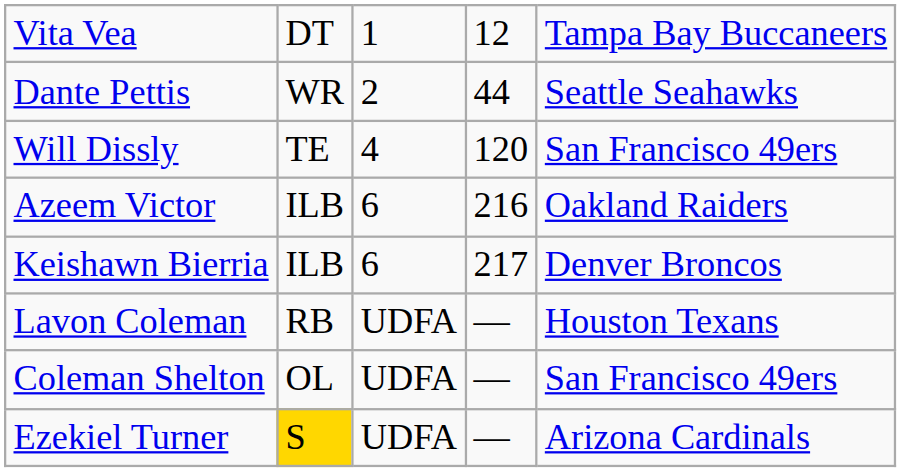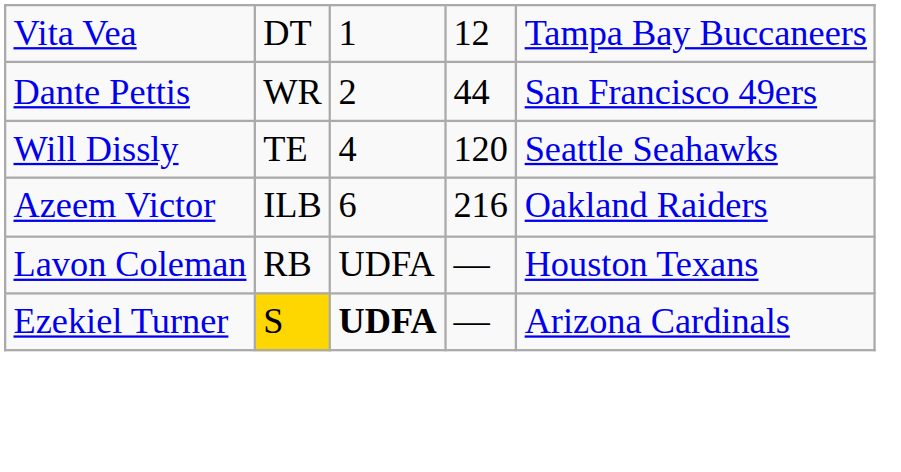(671, 90) Seattle Seahawks -> (671, 90) San Francisco 49ers
(691, 148) San Francisco 49ers -> (651, 148) Seattle Seahawks
- row: (141, 263)
- row: (139, 378)
(409, 436) normal -> (388, 321) bold
